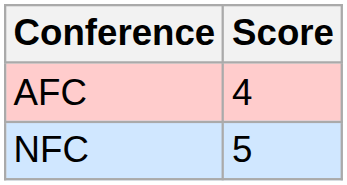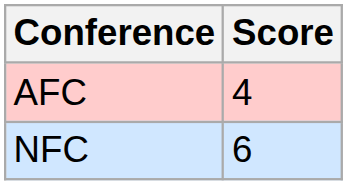(242, 149) 5 -> (242, 149) 6
